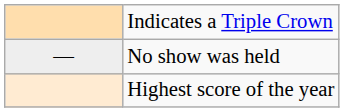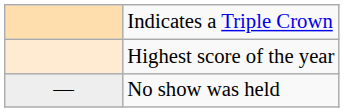rows swapped: (231, 90) <-> (204, 56)
